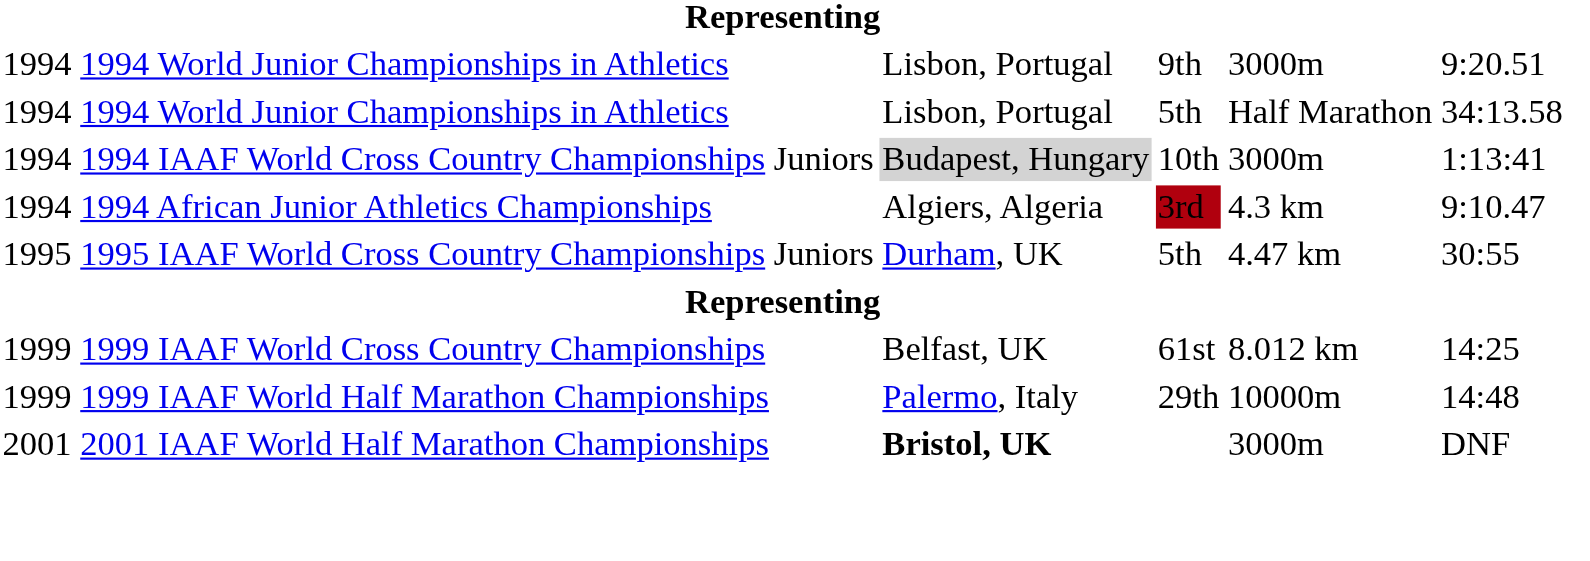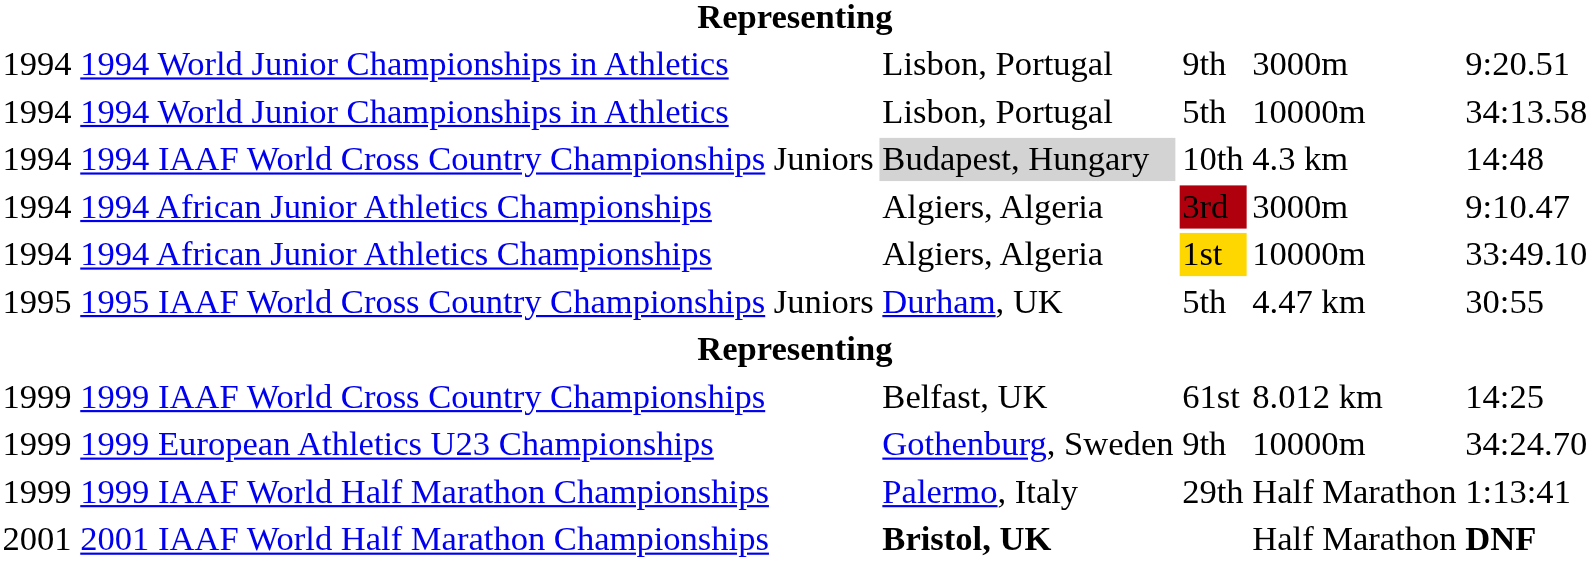(1330, 111) Half Marathon -> (1309, 111) 10000m
(1276, 158) 3000m -> (1300, 158) 4.3 km
(1494, 158) 1:13:41 -> (1505, 158) 14:48
(1276, 206) 4.3 km -> (1300, 206) 3000m
+ row: (396, 253)
+ row: (397, 444)
(1285, 396) 10000m -> (1354, 491) Half Marathon
(1480, 396) 14:48 -> (1518, 491) 1:13:41
(1276, 444) 3000m -> (1354, 539) Half Marathon
(1476, 444) normal -> (1501, 539) bold
